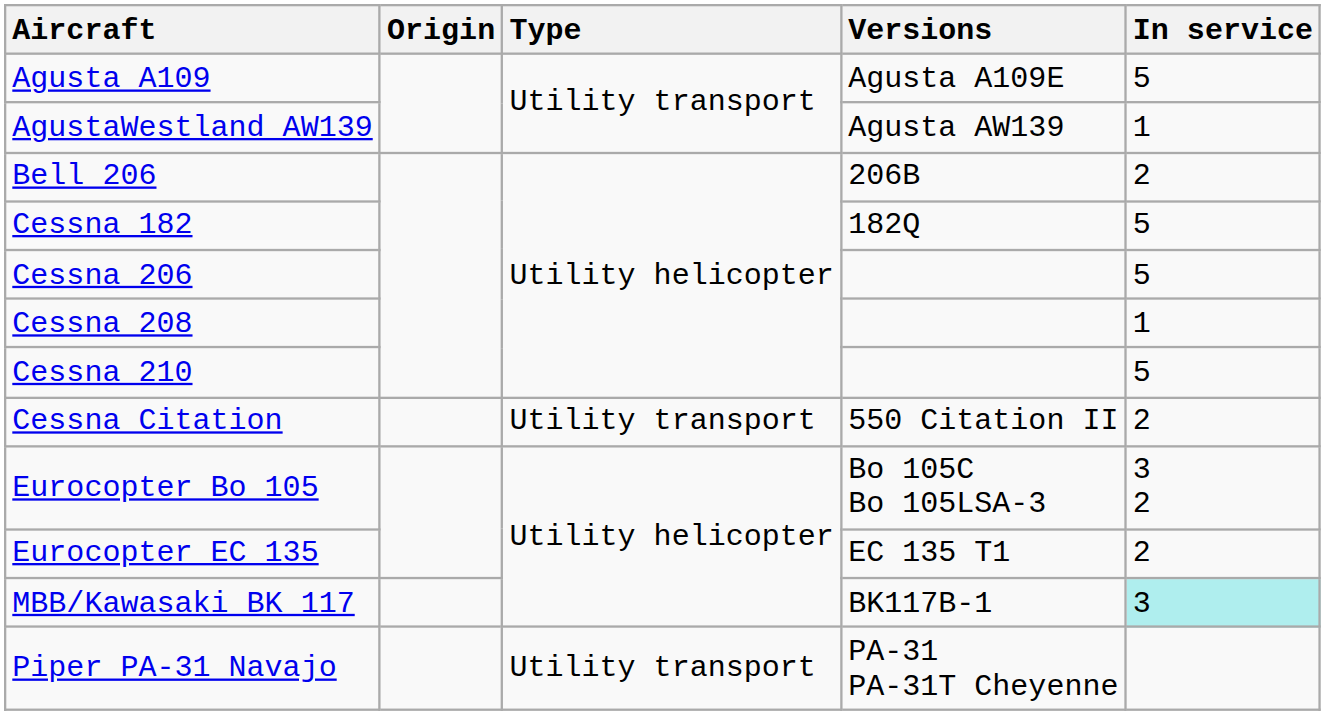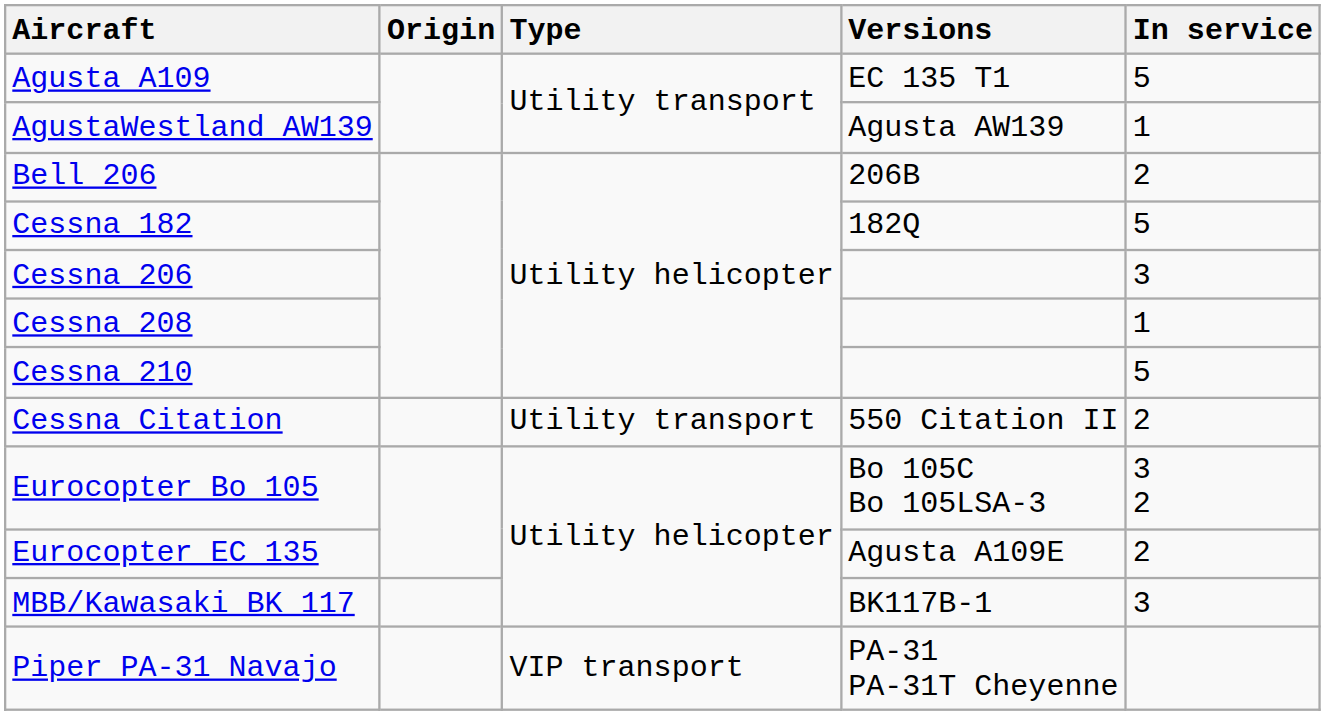(956, 79) Agusta A109E -> (929, 79) EC 135 T1
(1142, 274) 5 -> (1142, 274) 3
(929, 554) EC 135 T1 -> (956, 554) Agusta A109E
(1142, 603) paleturquoise background -> (1142, 603) no background
(663, 669) Utility transport -> (627, 669) VIP transport
